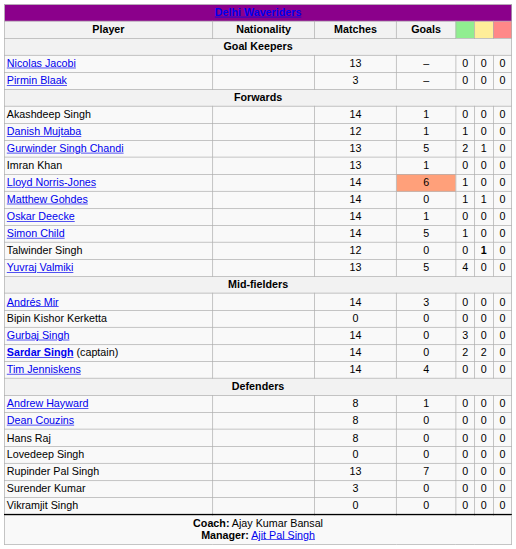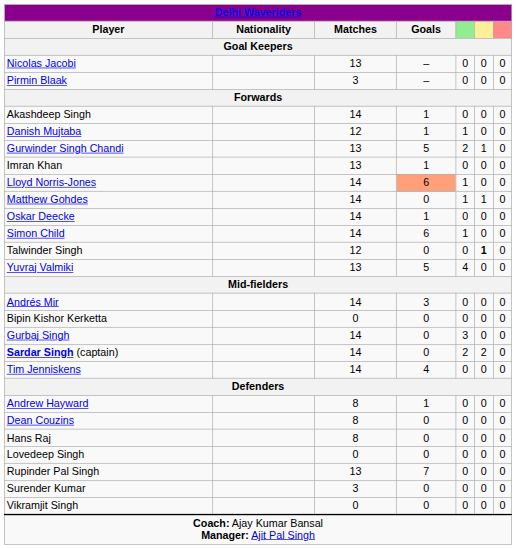(426, 234) 5 -> (426, 234) 6
